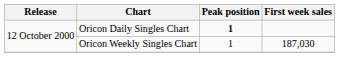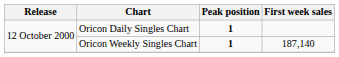(231, 44) normal -> (231, 44) bold
(298, 44) 187,030 -> (298, 44) 187,140
